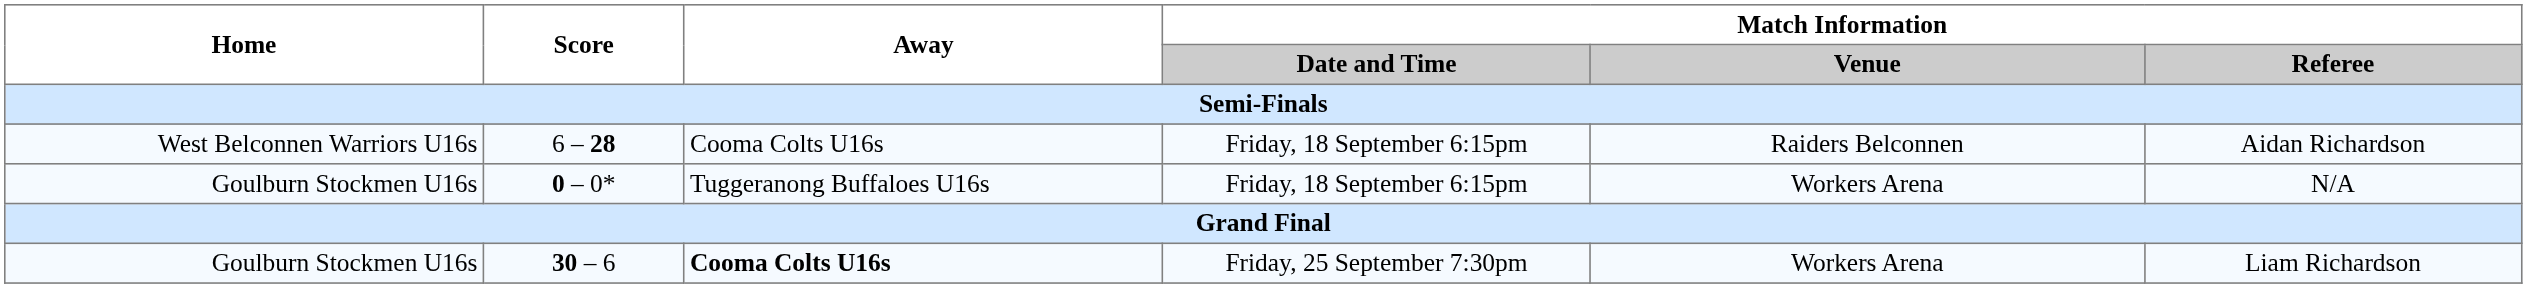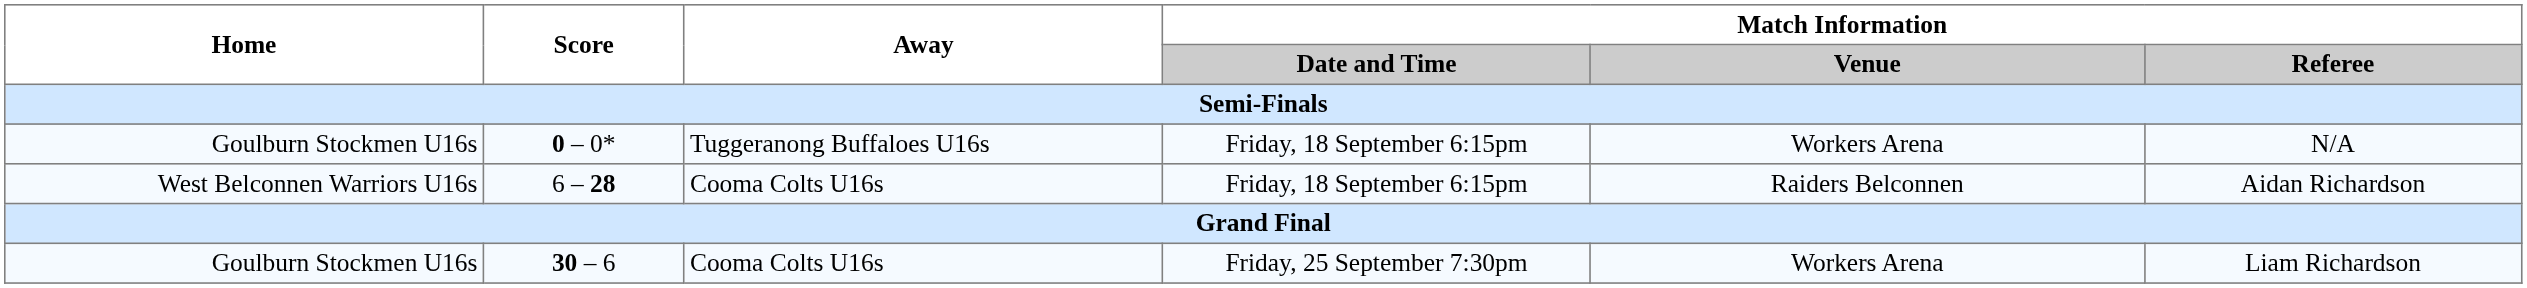rows swapped: (584, 143) <-> (584, 183)
(790, 262) bold -> (787, 262) normal
